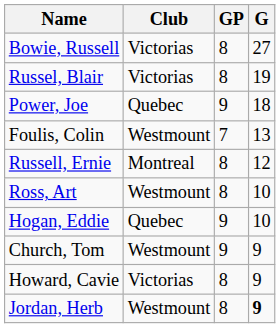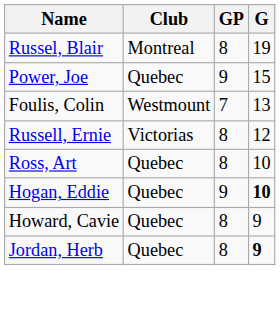- row: (64, 47)
(161, 76) Victorias -> (161, 47) Montreal
(262, 105) 18 -> (261, 76) 15
(161, 163) Montreal -> (160, 134) Victorias
(169, 192) Westmount -> (155, 163) Quebec
(262, 221) normal -> (261, 192) bold
- row: (57, 250)
(161, 279) Victorias -> (155, 221) Quebec
(169, 308) Westmount -> (155, 250) Quebec
